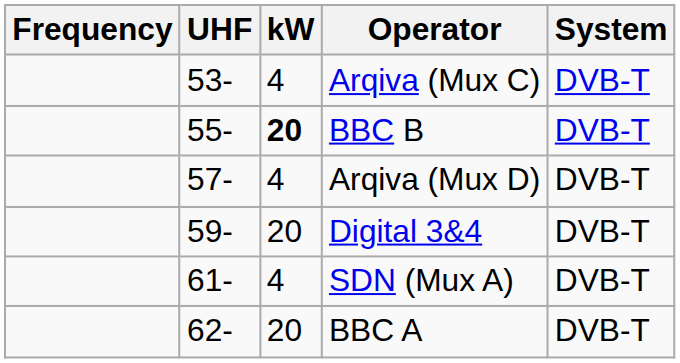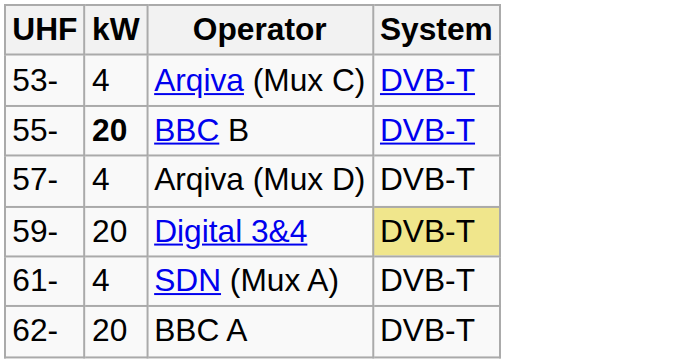- column: (92, 29)
(602, 230) no background -> (428, 230) khaki background
